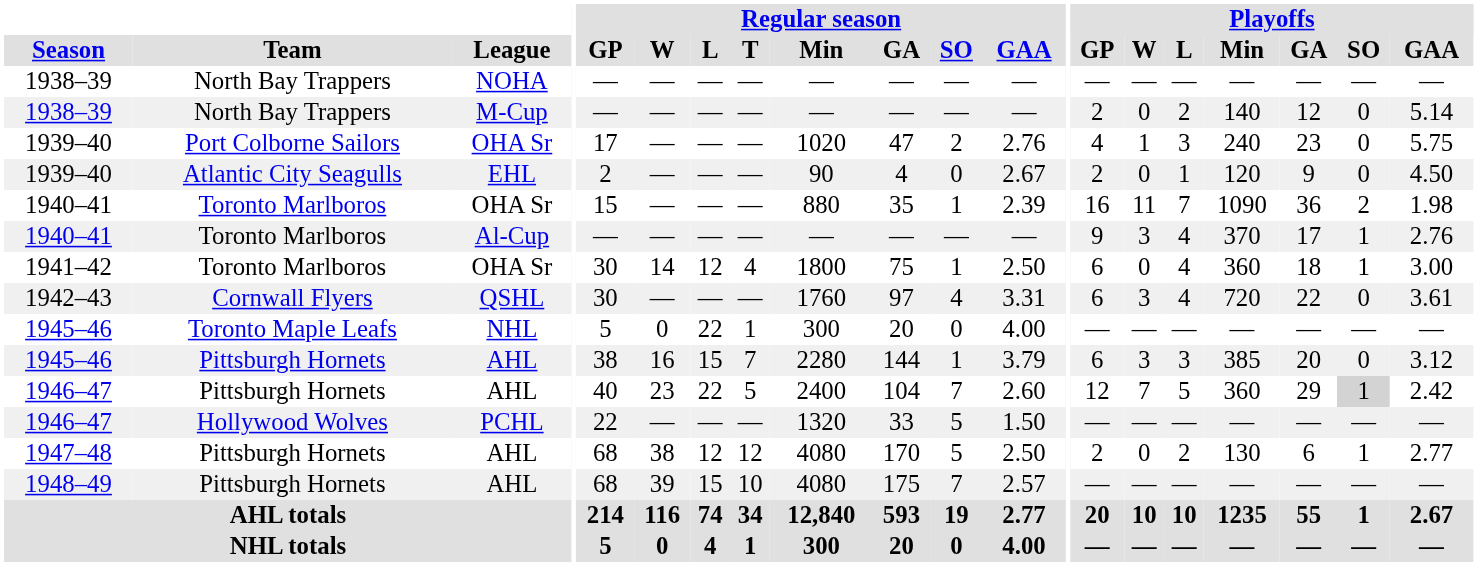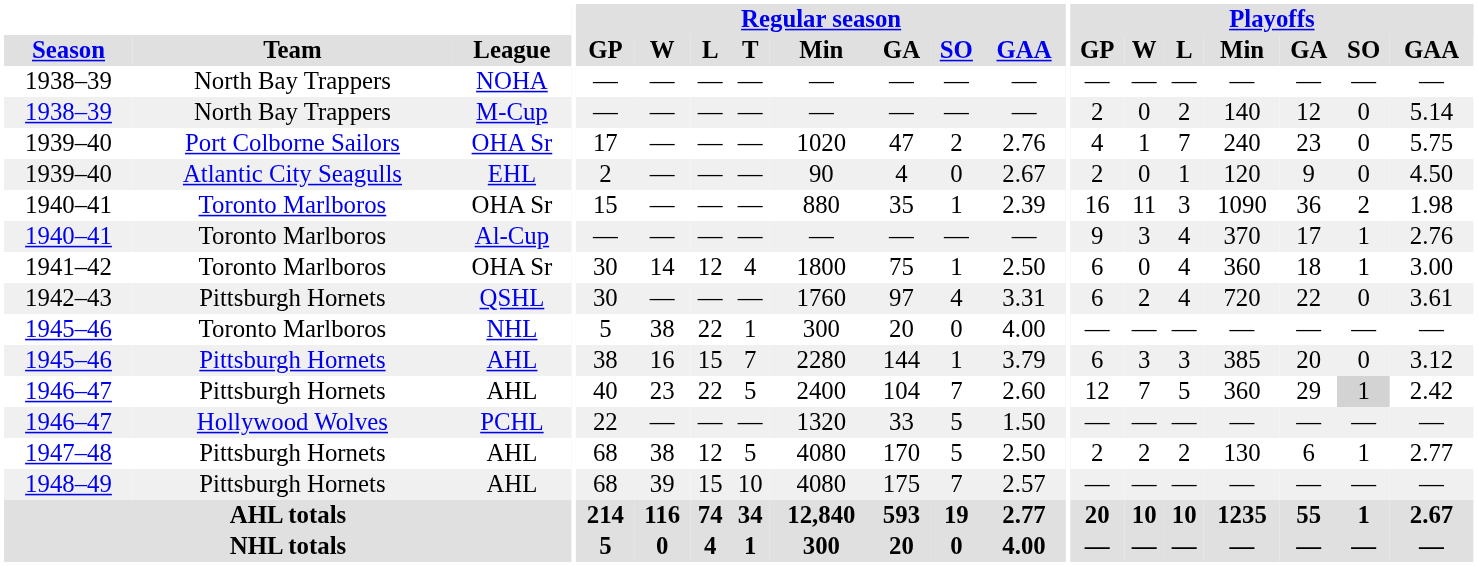(1184, 143) 3 -> (1184, 143) 7
(1184, 205) 7 -> (1184, 205) 3
(292, 298) Cornwall Flyers -> (292, 298) Pittsburgh Hornets
(1144, 298) 3 -> (1144, 298) 2
(292, 329) Toronto Maple Leafs -> (292, 329) Toronto Marlboros
(662, 329) 0 -> (662, 329) 38
(750, 453) 12 -> (750, 453) 5
(1144, 453) 0 -> (1144, 453) 2
